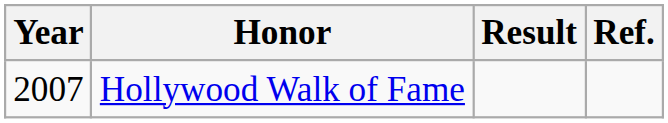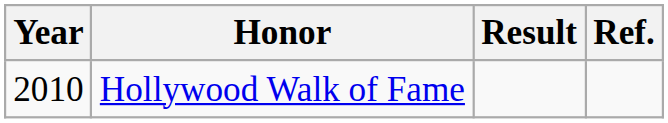(48, 88) 2007 -> (48, 88) 2010
